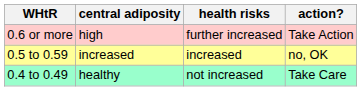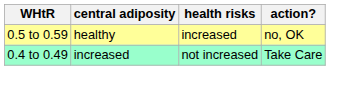- row: (40, 34)
(106, 55) increased -> (94, 34) healthy
(99, 75) healthy -> (102, 55) increased
